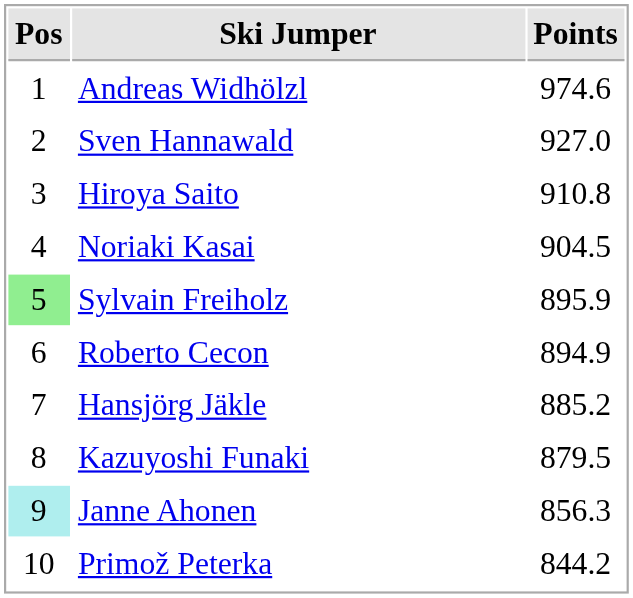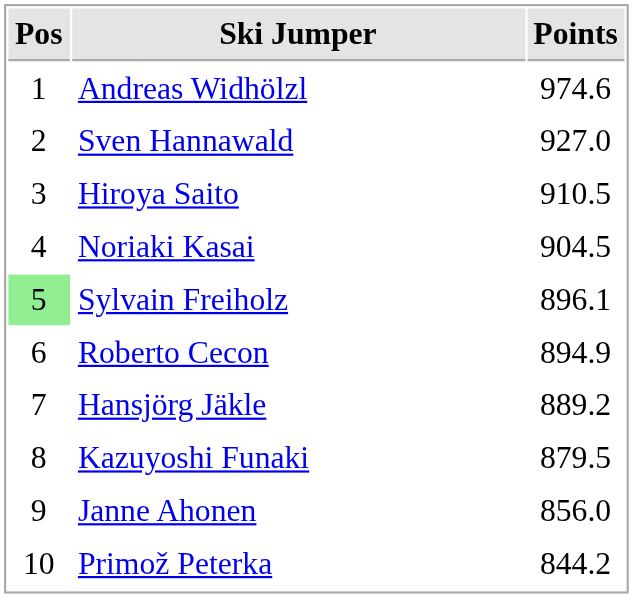(576, 193) 910.8 -> (576, 193) 910.5
(576, 299) 895.9 -> (576, 299) 896.1
(576, 404) 885.2 -> (576, 404) 889.2
(39, 510) paleturquoise background -> (39, 510) no background
(576, 510) 856.3 -> (576, 510) 856.0
